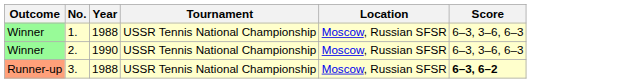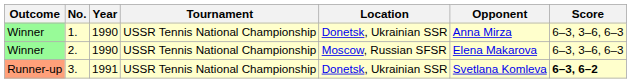+ column: (500, 14)
(105, 32) 1988 -> (105, 32) 1990
(384, 32) Moscow, Russian SFSR -> (385, 32) Donetsk, Ukrainian SSR
(105, 69) 1988 -> (105, 69) 1991
(384, 69) Moscow, Russian SFSR -> (385, 69) Donetsk, Ukrainian SSR
